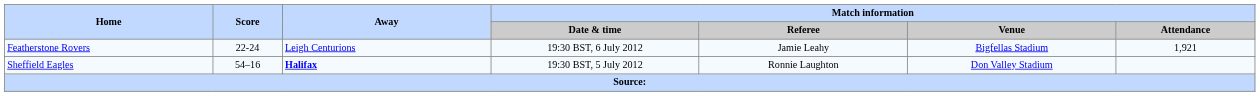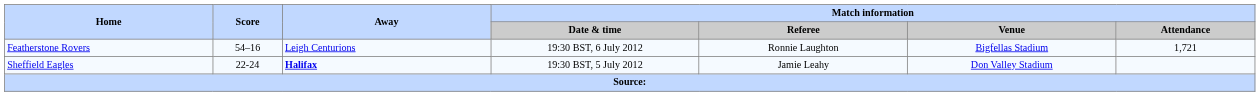(248, 47) 22-24 -> (248, 47) 54–16
(803, 47) Jamie Leahy -> (803, 47) Ronnie Laughton
(1185, 47) 1,921 -> (1185, 47) 1,721
(248, 65) 54–16 -> (248, 65) 22-24
(803, 65) Ronnie Laughton -> (803, 65) Jamie Leahy
